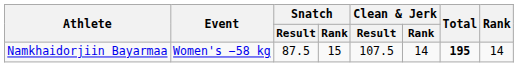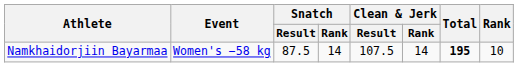(335, 52) 15 -> (335, 52) 14
(497, 52) 14 -> (497, 52) 10
